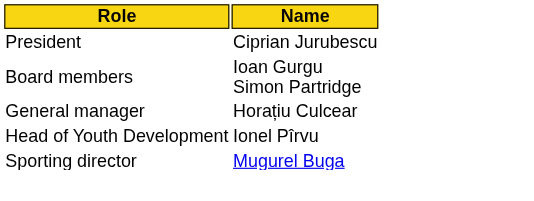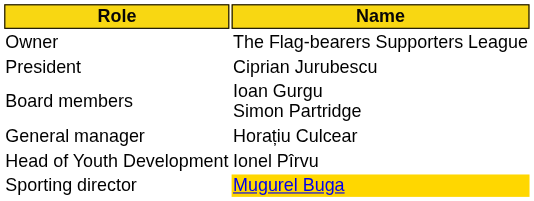+ row: (32, 42)
(289, 160) no background -> (289, 185) gold background
